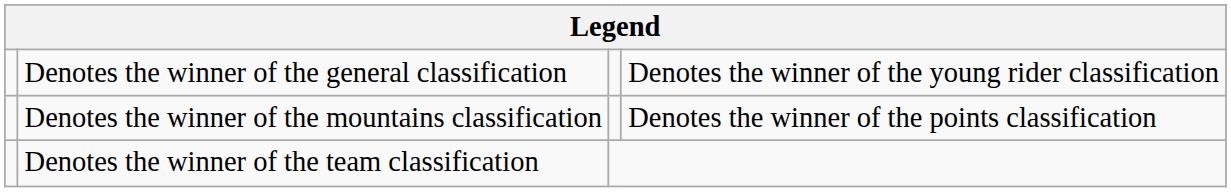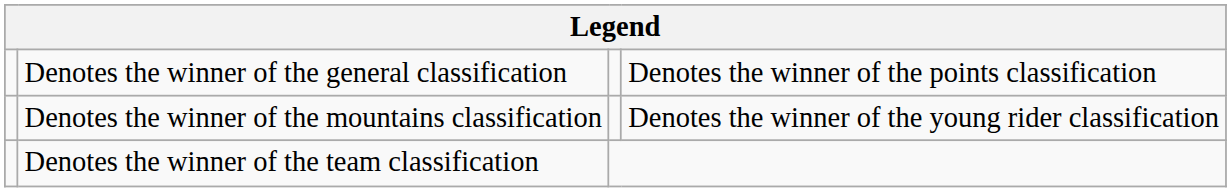(924, 72) Denotes the winner of the young rider classification -> (892, 72) Denotes the winner of the points classification
(892, 117) Denotes the winner of the points classification -> (924, 117) Denotes the winner of the young rider classification
